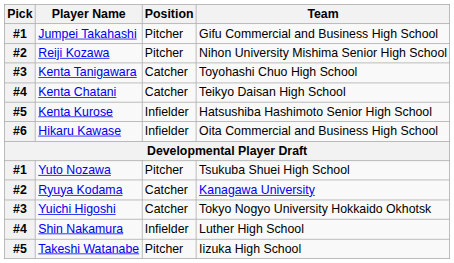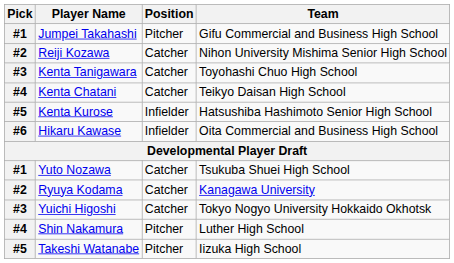(164, 53) Pitcher -> (166, 53) Catcher
(164, 170) Pitcher -> (166, 170) Catcher
(167, 229) Infielder -> (164, 229) Pitcher
